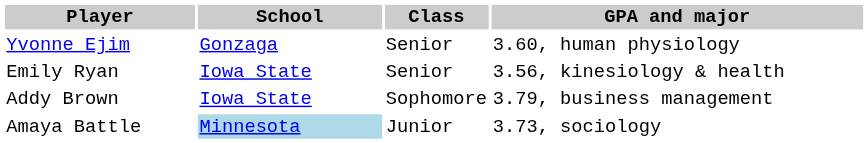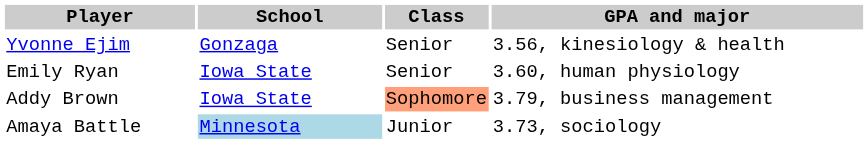(616, 44) 3.60, human physiology -> (639, 44) 3.56, kinesiology & health
(639, 72) 3.56, kinesiology & health -> (616, 72) 3.60, human physiology
(436, 99) no background -> (436, 99) lightsalmon background
